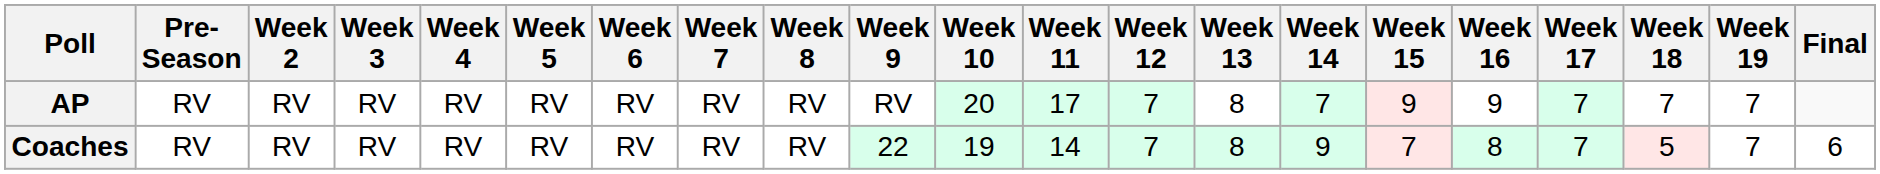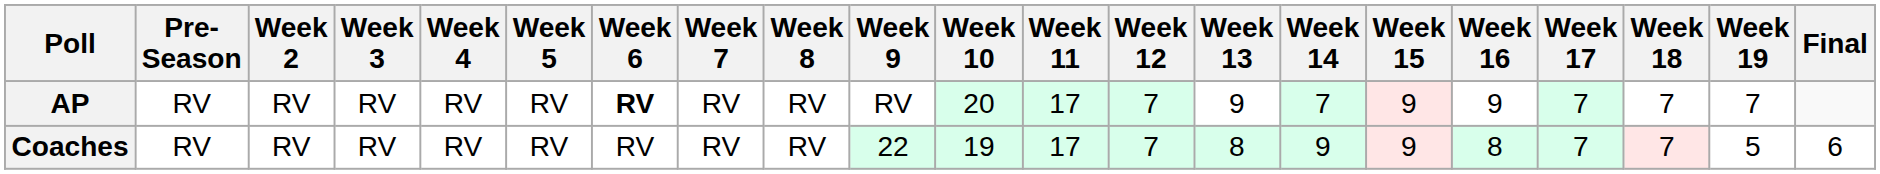(635, 103) normal -> (635, 103) bold
(1237, 103) 8 -> (1237, 103) 9
(1065, 147) 14 -> (1065, 147) 17
(1409, 147) 7 -> (1409, 147) 9
(1667, 147) 5 -> (1667, 147) 7
(1753, 147) 7 -> (1753, 147) 5
